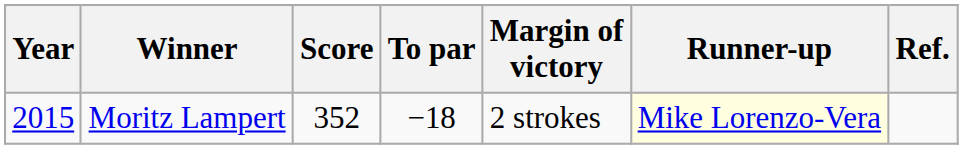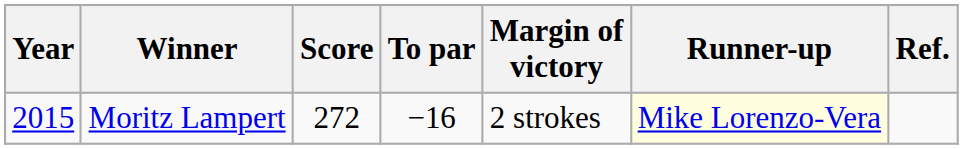(337, 118) 352 -> (337, 118) 272
(432, 118) −18 -> (432, 118) −16
